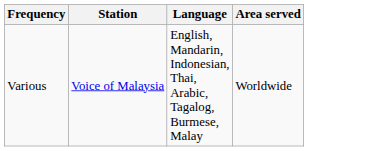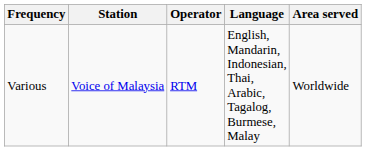+ column: (196, 14)
